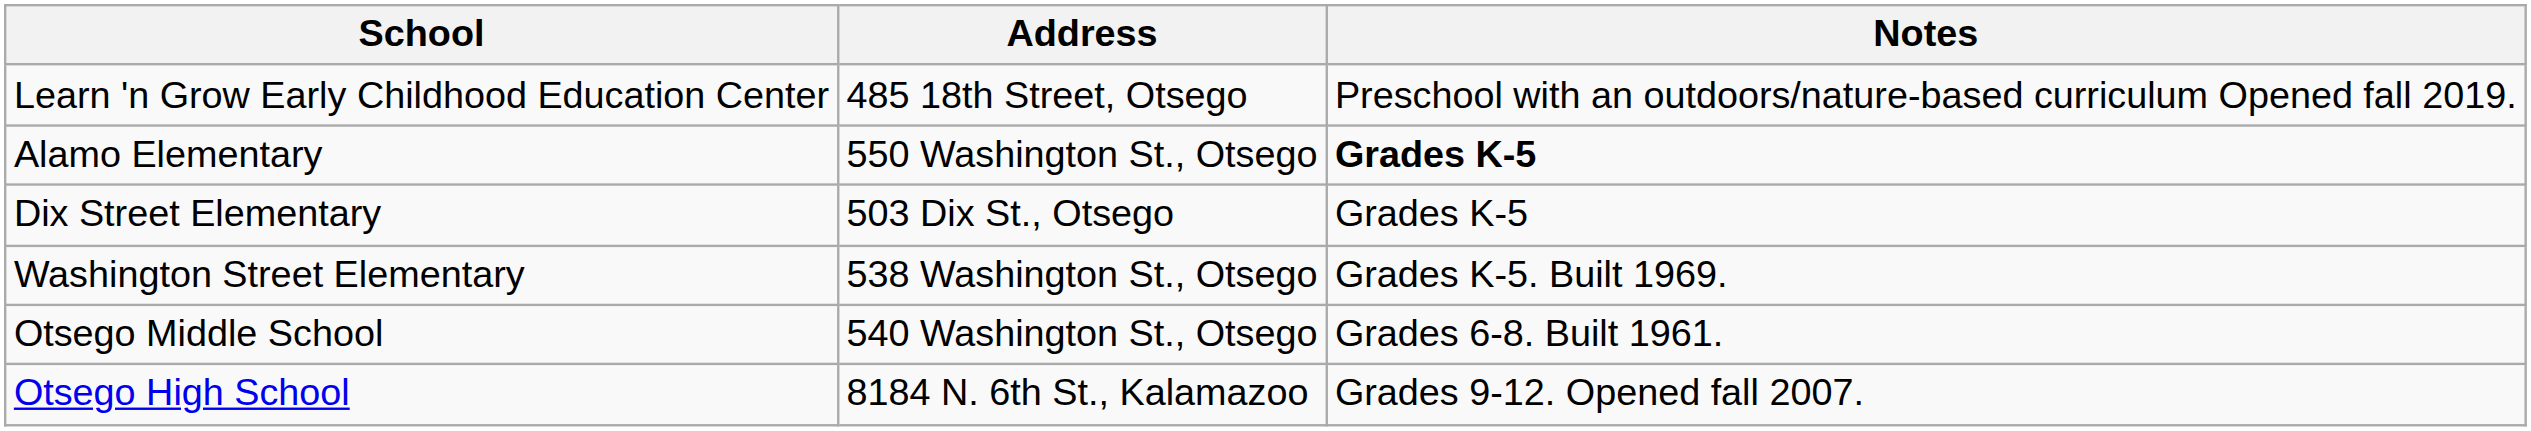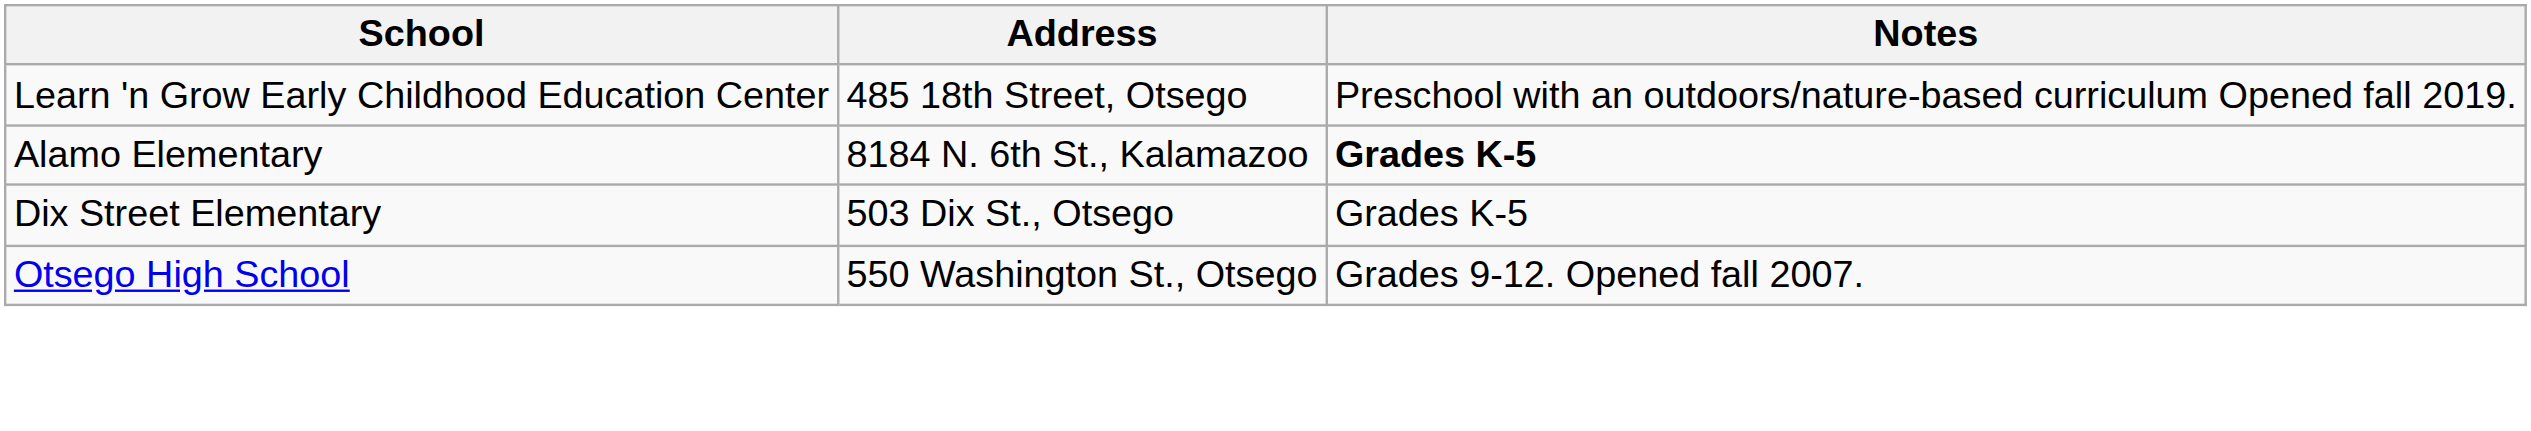(1082, 154) 550 Washington St., Otsego -> (1077, 154) 8184 N. 6th St., Kalamazoo
- row: (269, 273)
- row: (199, 333)
(1077, 393) 8184 N. 6th St., Kalamazoo -> (1082, 273) 550 Washington St., Otsego
